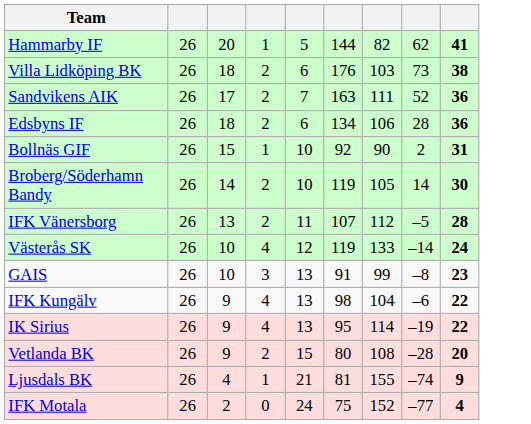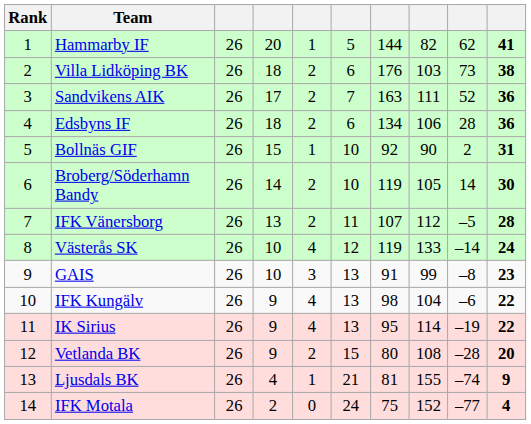+ column: (28, 17)
